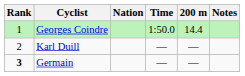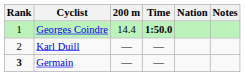columns swapped: (128, 12) <-> (193, 12)
(162, 29) normal -> (159, 29) bold
